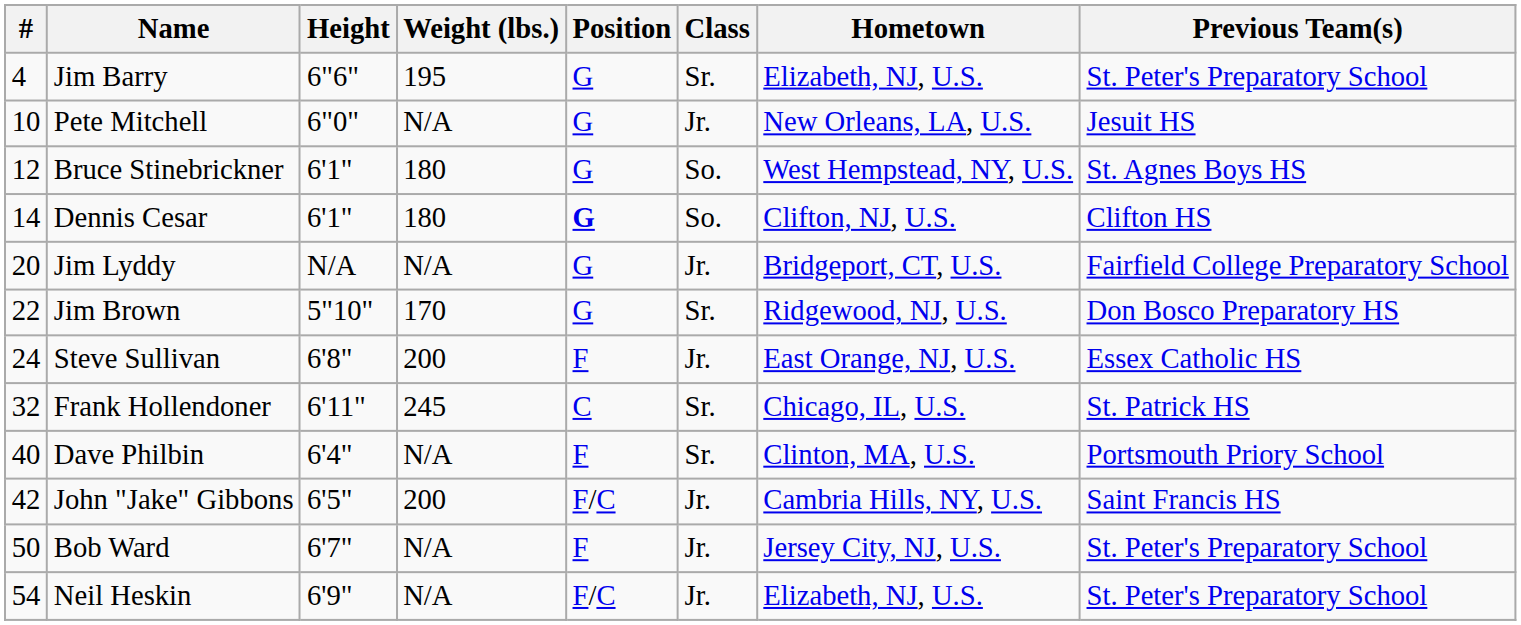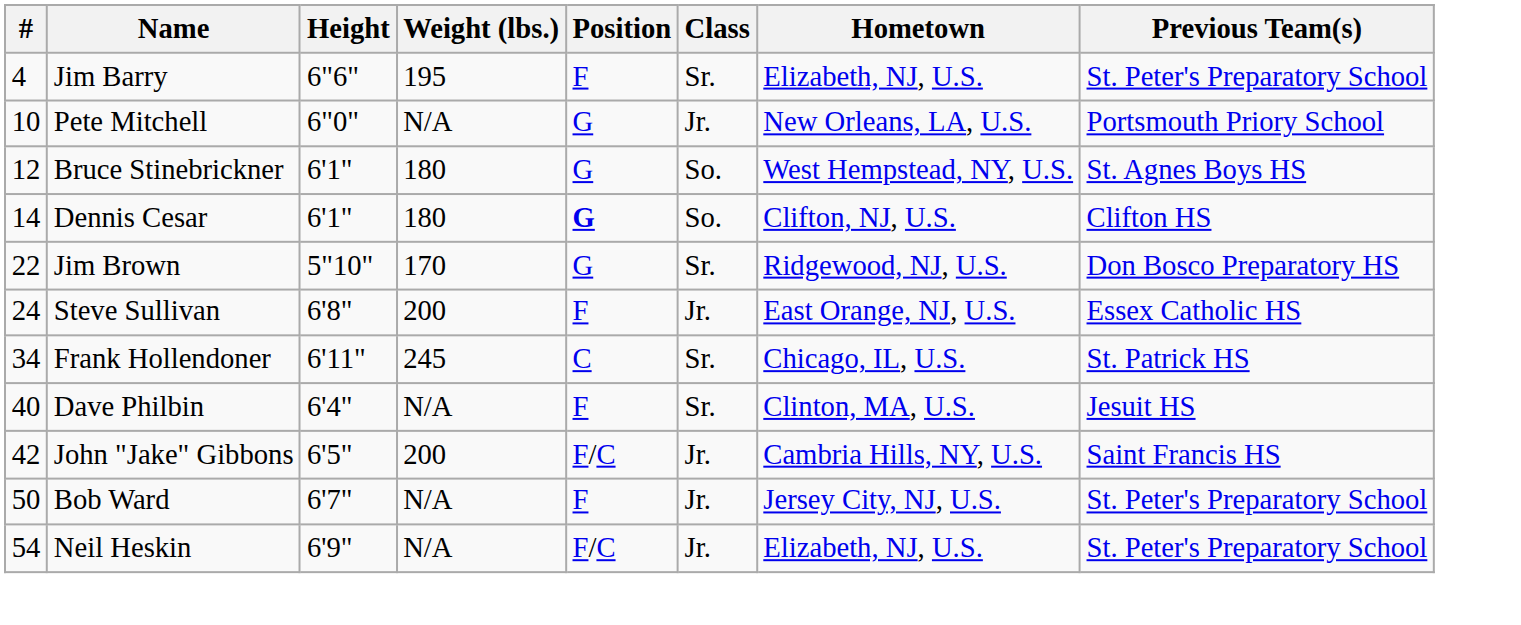(583, 75) G -> (580, 75) F
(1141, 123) Jesuit HS -> (1235, 123) Portsmouth Priory School
- row: (115, 264)
(26, 406) 32 -> (26, 359) 34
(1235, 453) Portsmouth Priory School -> (1141, 406) Jesuit HS
